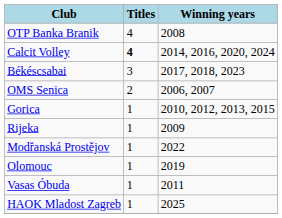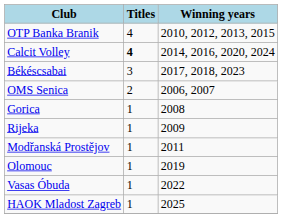(173, 33) 2008 -> (218, 33) 2010, 2012, 2013, 2015
(218, 109) 2010, 2012, 2013, 2015 -> (173, 109) 2008
(173, 147) 2022 -> (172, 147) 2011
(172, 185) 2011 -> (173, 185) 2022
